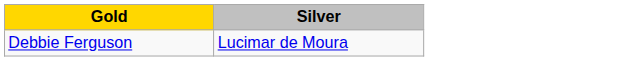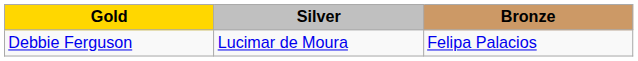+ column: (528, 17)
